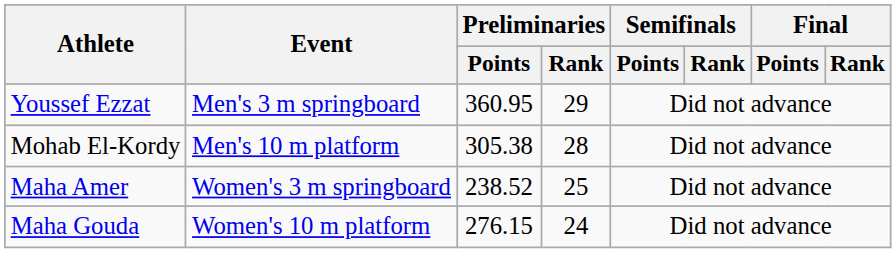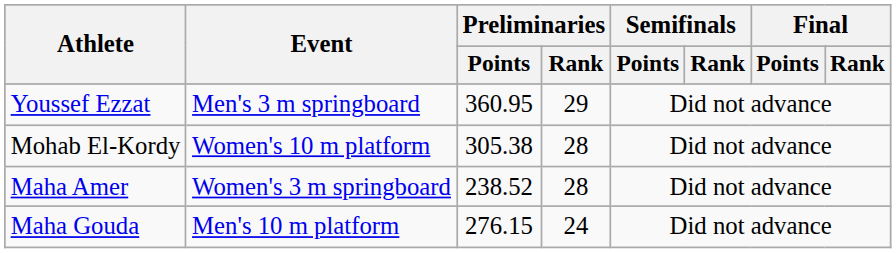(296, 145) Men's 10 m platform -> (311, 145) Women's 10 m platform
(576, 186) 25 -> (576, 186) 28
(311, 227) Women's 10 m platform -> (296, 227) Men's 10 m platform
